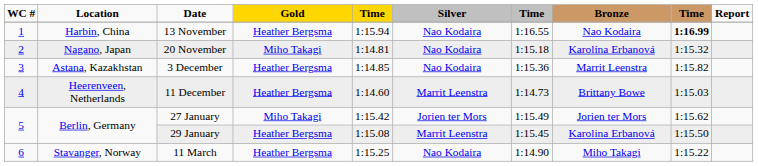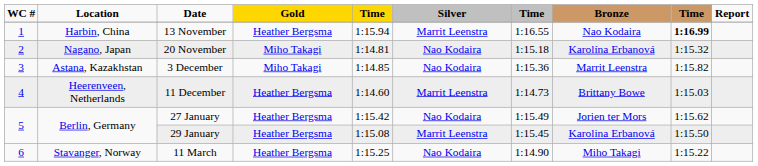(452, 31) Nao Kodaira -> (452, 31) Marrit Leenstra
(292, 67) Heather Bergsma -> (292, 67) Miho Takagi
(292, 116) Miho Takagi -> (292, 116) Heather Bergsma
(452, 116) Jorien ter Mors -> (452, 116) Nao Kodaira
